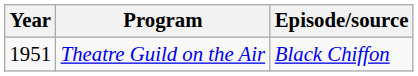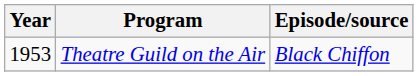(30, 53) 1951 -> (30, 53) 1953
